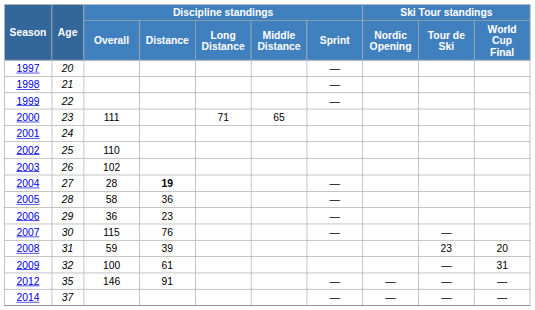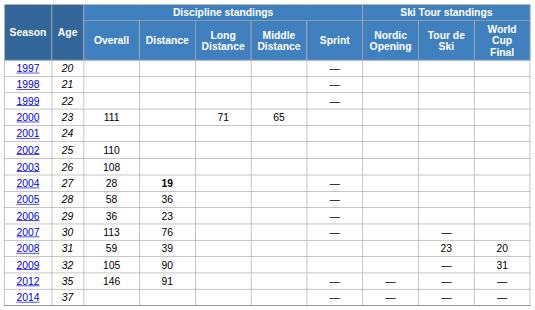(112, 167) 102 -> (112, 167) 108
(112, 232) 115 -> (112, 232) 113
(112, 265) 100 -> (112, 265) 105
(167, 265) 61 -> (167, 265) 90
